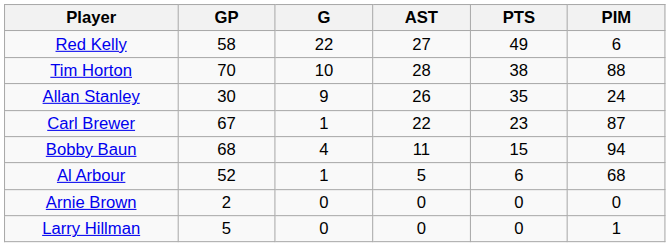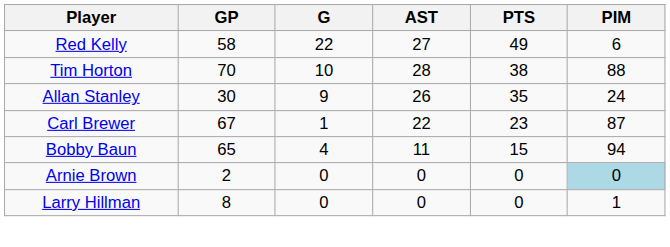(227, 149) 68 -> (227, 149) 65
- row: (91, 176)
(616, 202) no background -> (616, 176) lightblue background
(226, 228) 5 -> (226, 202) 8
